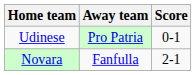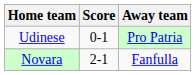columns swapped: (171, 15) <-> (115, 15)
